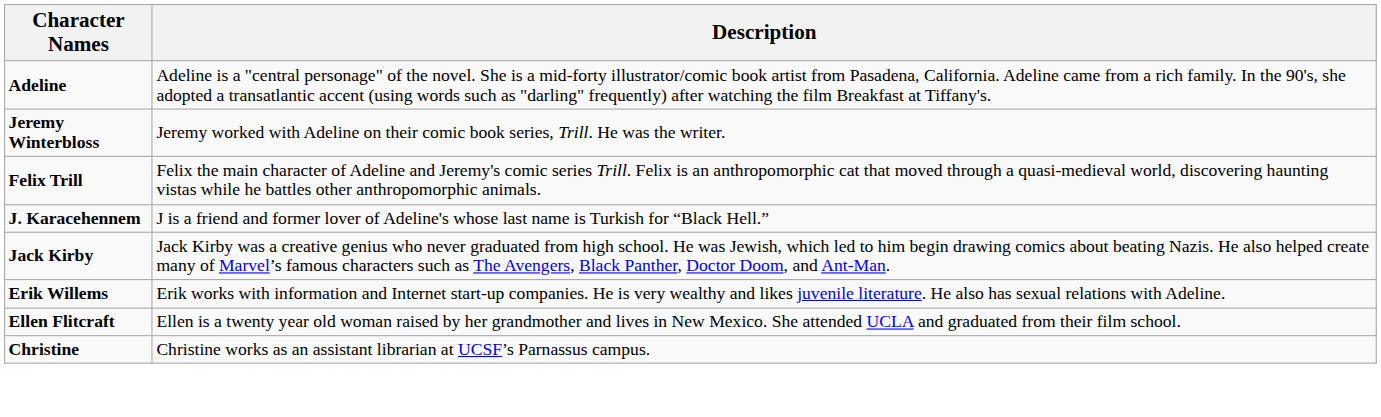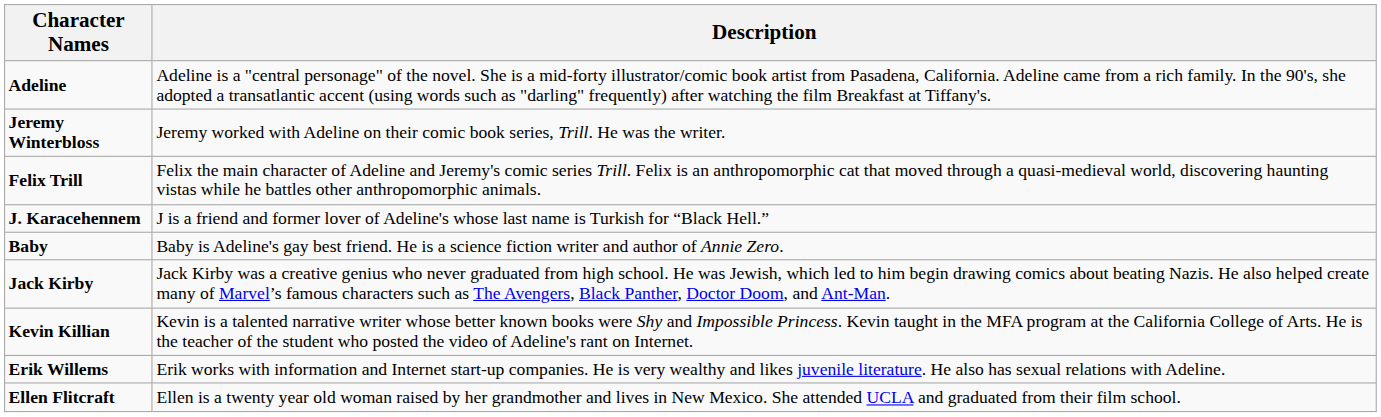+ row: (28, 246)
+ row: (59, 331)
- row: (44, 349)
